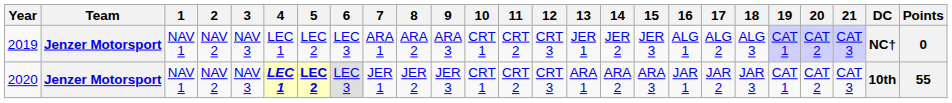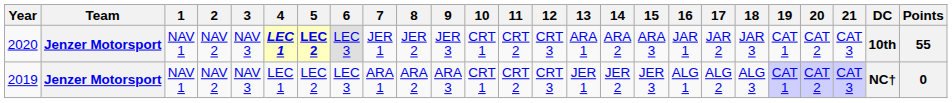rows swapped: (23, 43) <-> (23, 79)
